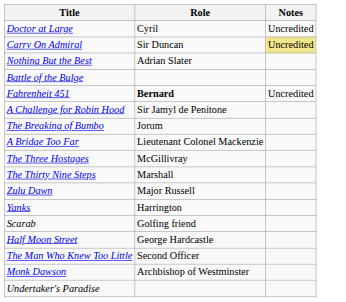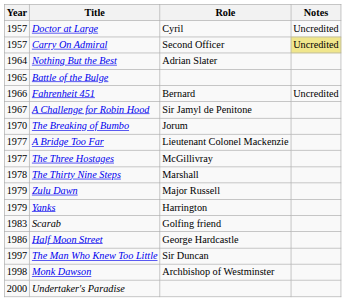+ column: (17, 12)
(160, 45) Sir Duncan -> (193, 45) Second Officer
(156, 93) bold -> (179, 93) normal
(168, 256) Second Officer -> (185, 256) Sir Duncan
